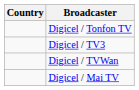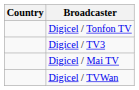rows swapped: (83, 61) <-> (84, 77)
